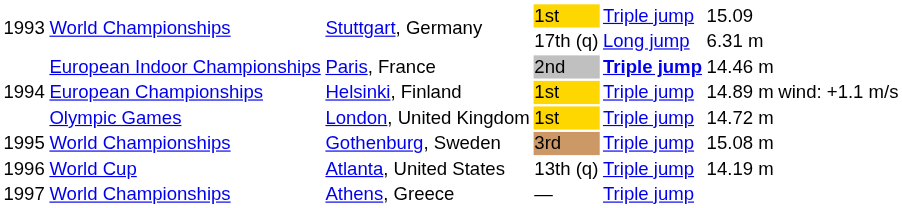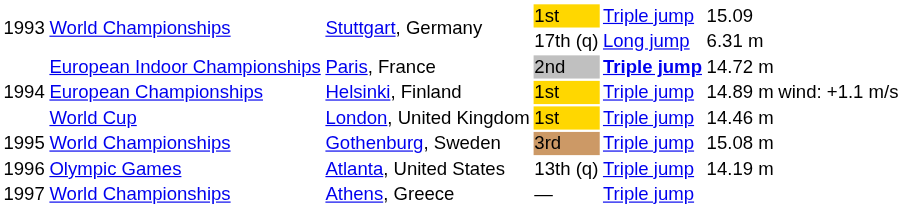(740, 66) 14.46 m -> (740, 66) 14.72 m
(115, 117) Olympic Games -> (93, 117) World Cup
(740, 117) 14.72 m -> (740, 117) 14.46 m
(93, 168) World Cup -> (115, 168) Olympic Games
